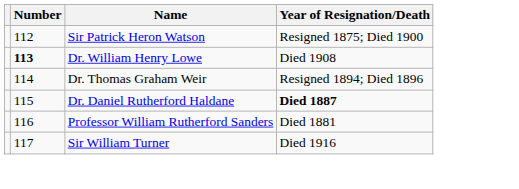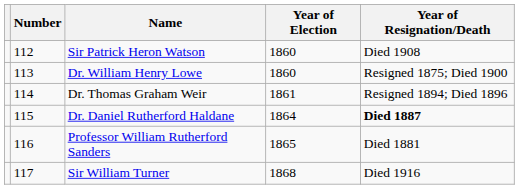+ column: (313, 22)
(351, 36) Resigned 1875; Died 1900 -> (392, 51) Died 1908
(23, 57) bold -> (24, 72) normal
(308, 57) Died 1908 -> (436, 72) Resigned 1875; Died 1900
